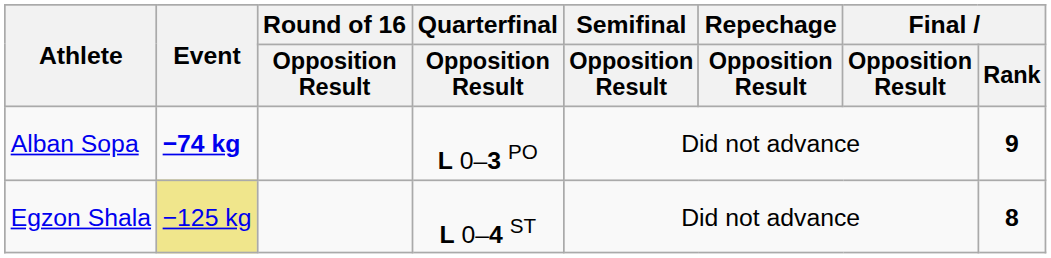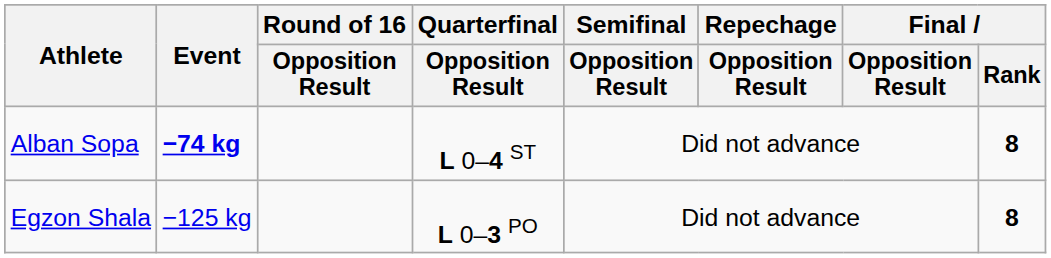(488, 157) L 0–3 PO -> (488, 157) L 0–4 ST
(1012, 144) 9 -> (1012, 144) 8
(207, 217) khaki background -> (207, 217) no background
(488, 231) L 0–4 ST -> (488, 231) L 0–3 PO
